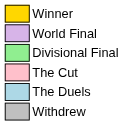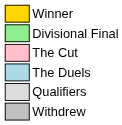- row: (65, 33)
+ row: (59, 92)
